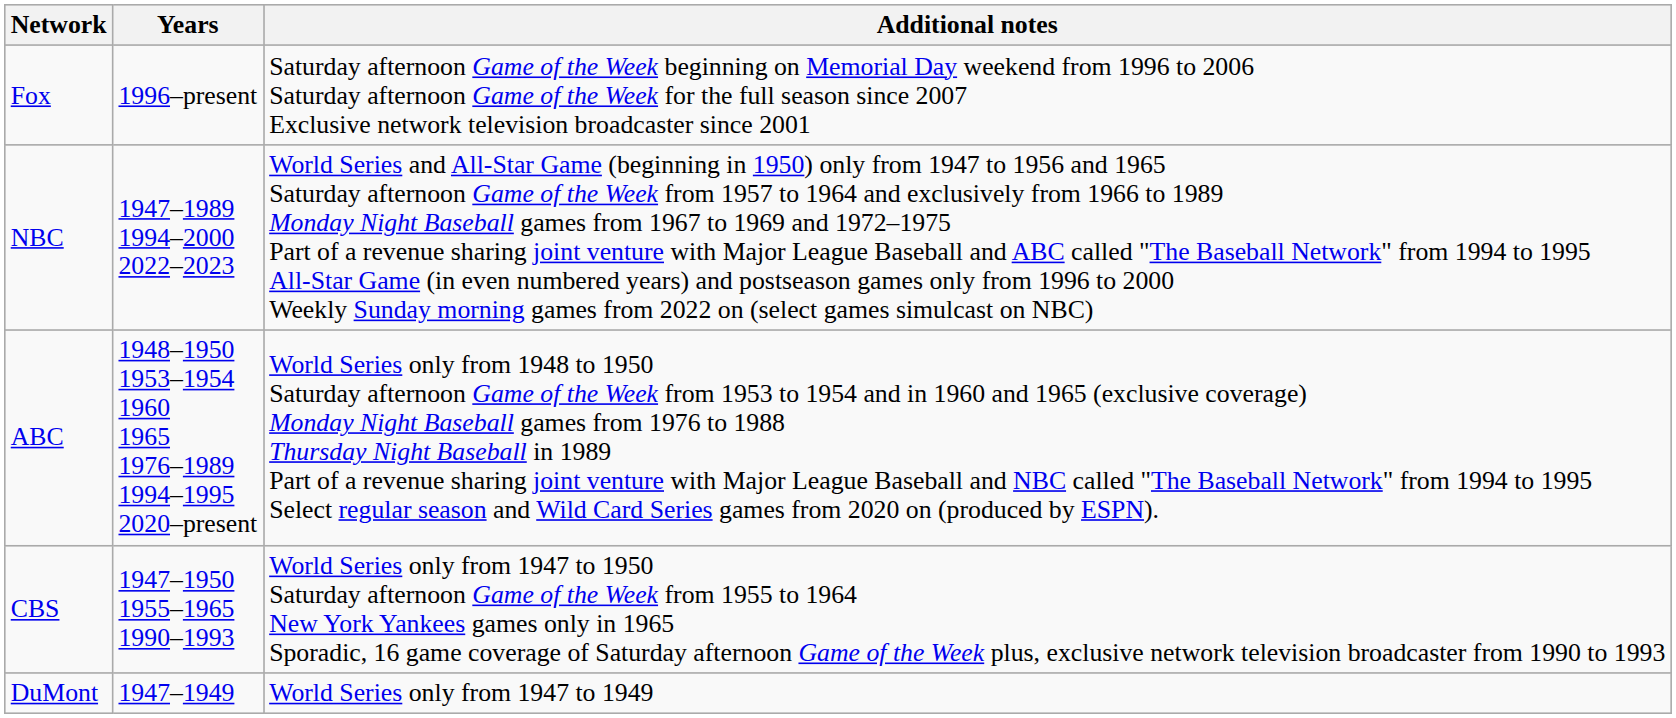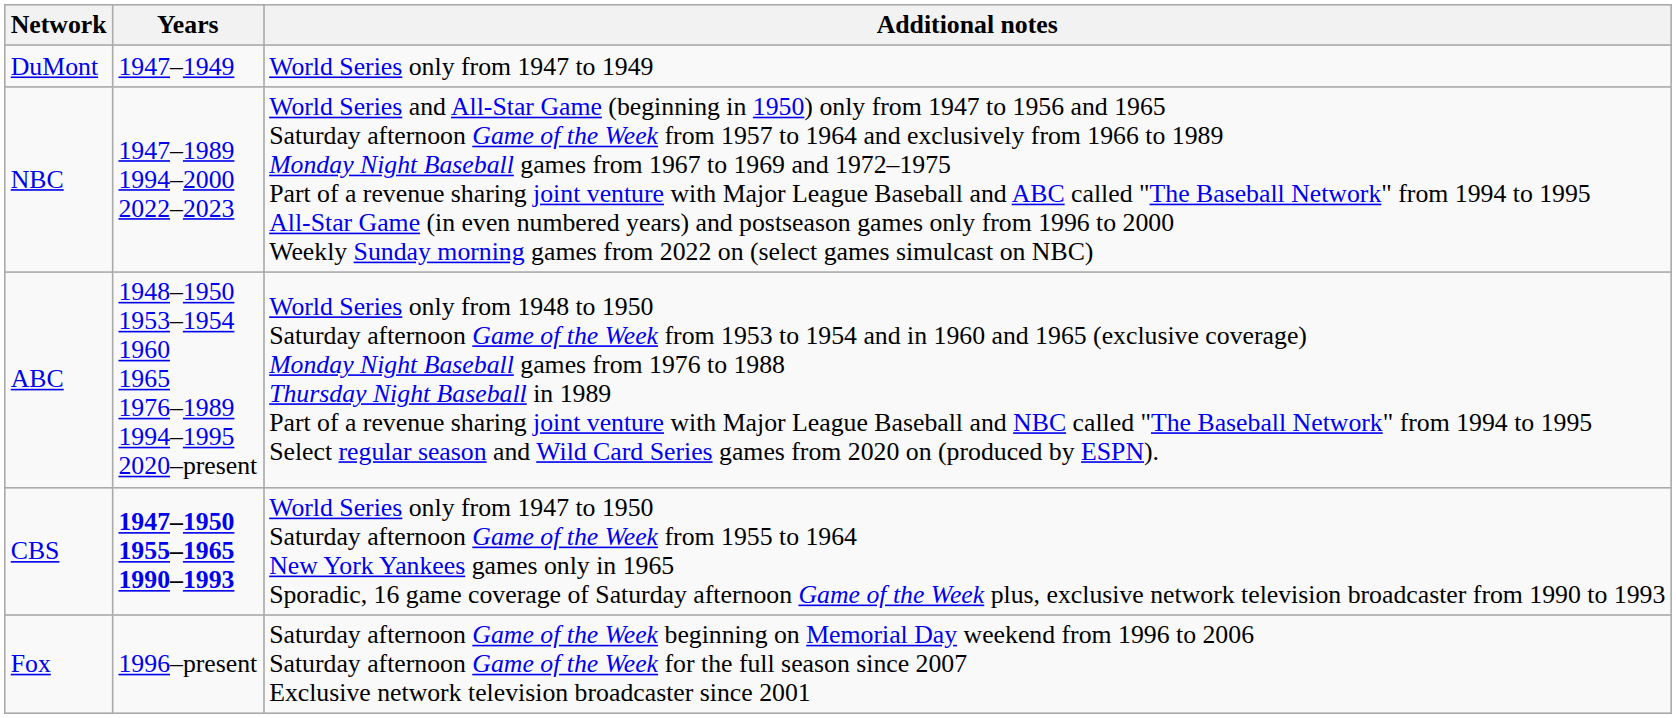rows swapped: (54, 692) <-> (31, 94)
(176, 608) normal -> (176, 550) bold
